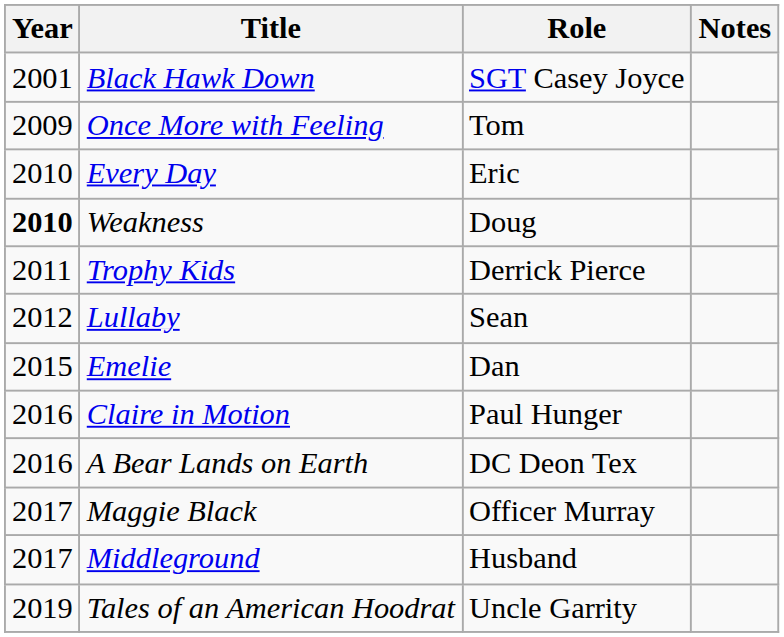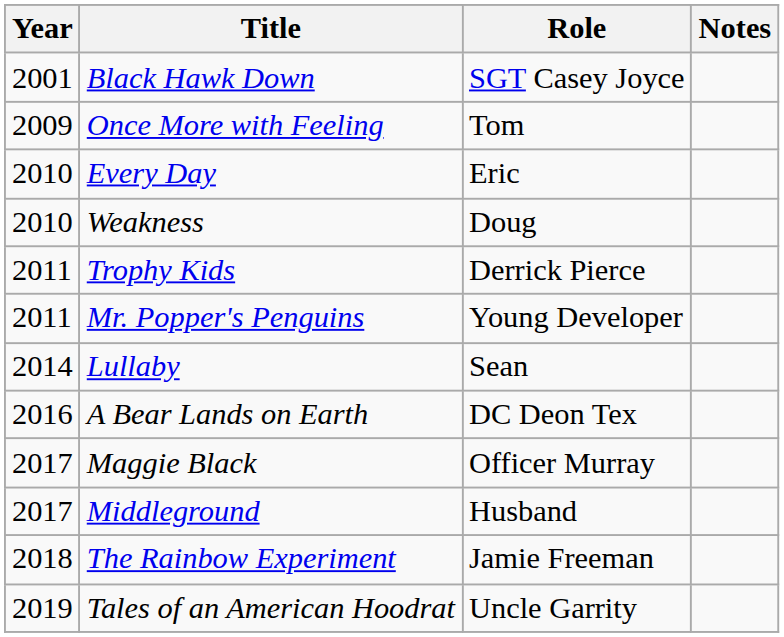(42, 221) bold -> (42, 221) normal
+ row: (226, 317)
(42, 317) 2012 -> (42, 366) 2014
- row: (129, 366)
- row: (188, 414)
+ row: (241, 558)
